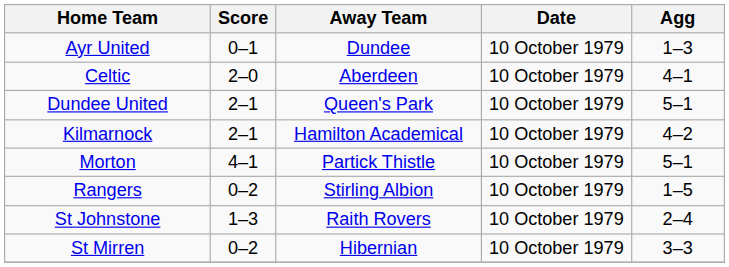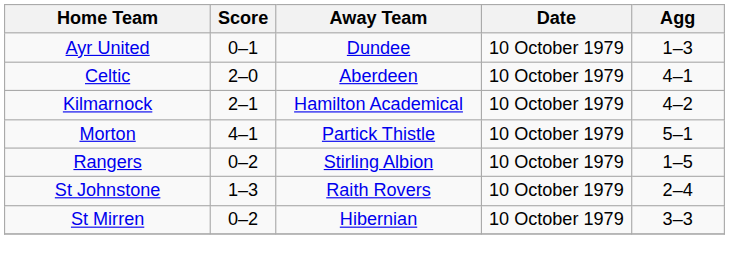- row: (108, 104)
